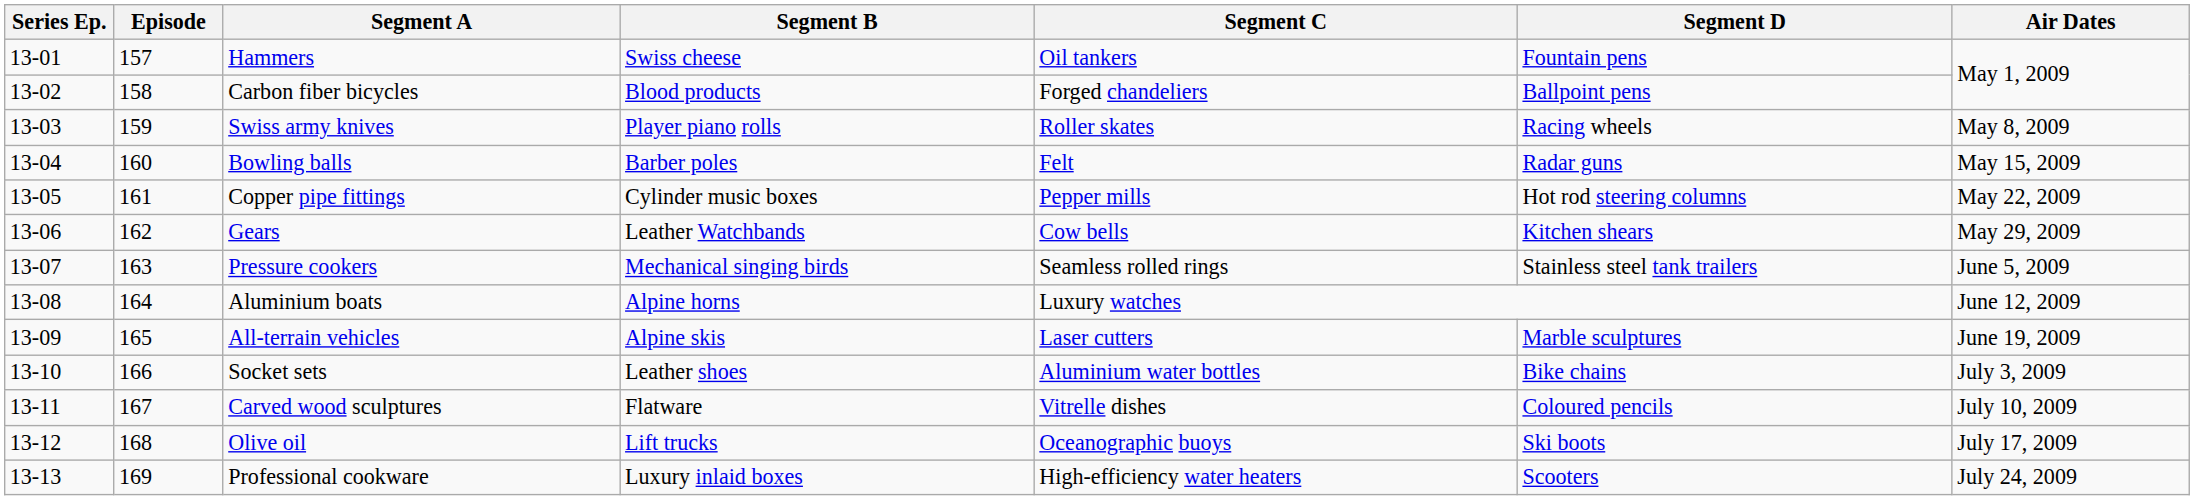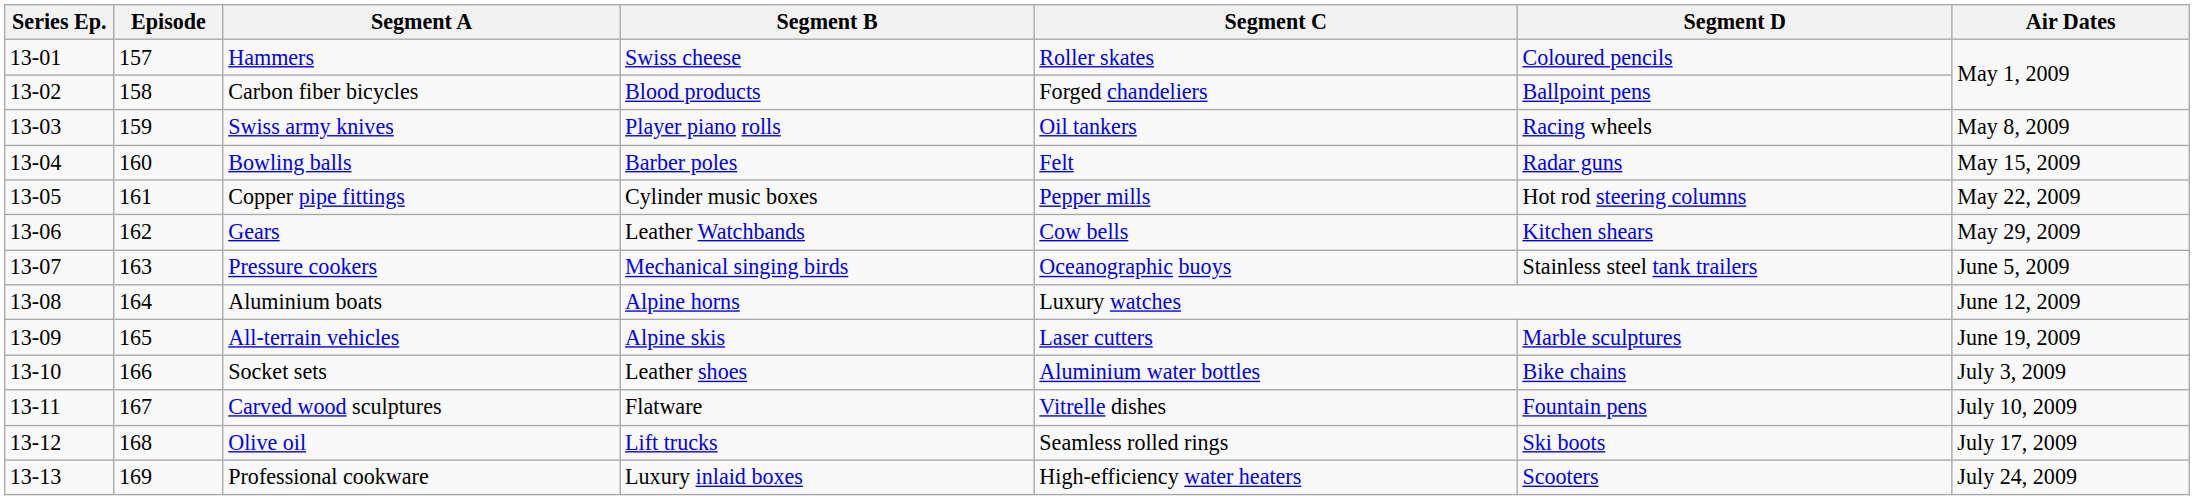(1088, 57) Oil tankers -> (1097, 57) Roller skates
(1585, 57) Fountain pens -> (1598, 57) Coloured pencils
(1097, 127) Roller skates -> (1088, 127) Oil tankers
(1134, 267) Seamless rolled rings -> (1135, 267) Oceanographic buoys
(1598, 407) Coloured pencils -> (1585, 407) Fountain pens
(1135, 442) Oceanographic buoys -> (1134, 442) Seamless rolled rings
